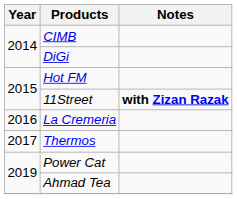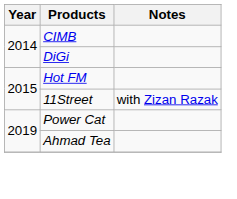(175, 99) bold -> (167, 99) normal
- row: (80, 120)
- row: (69, 141)
